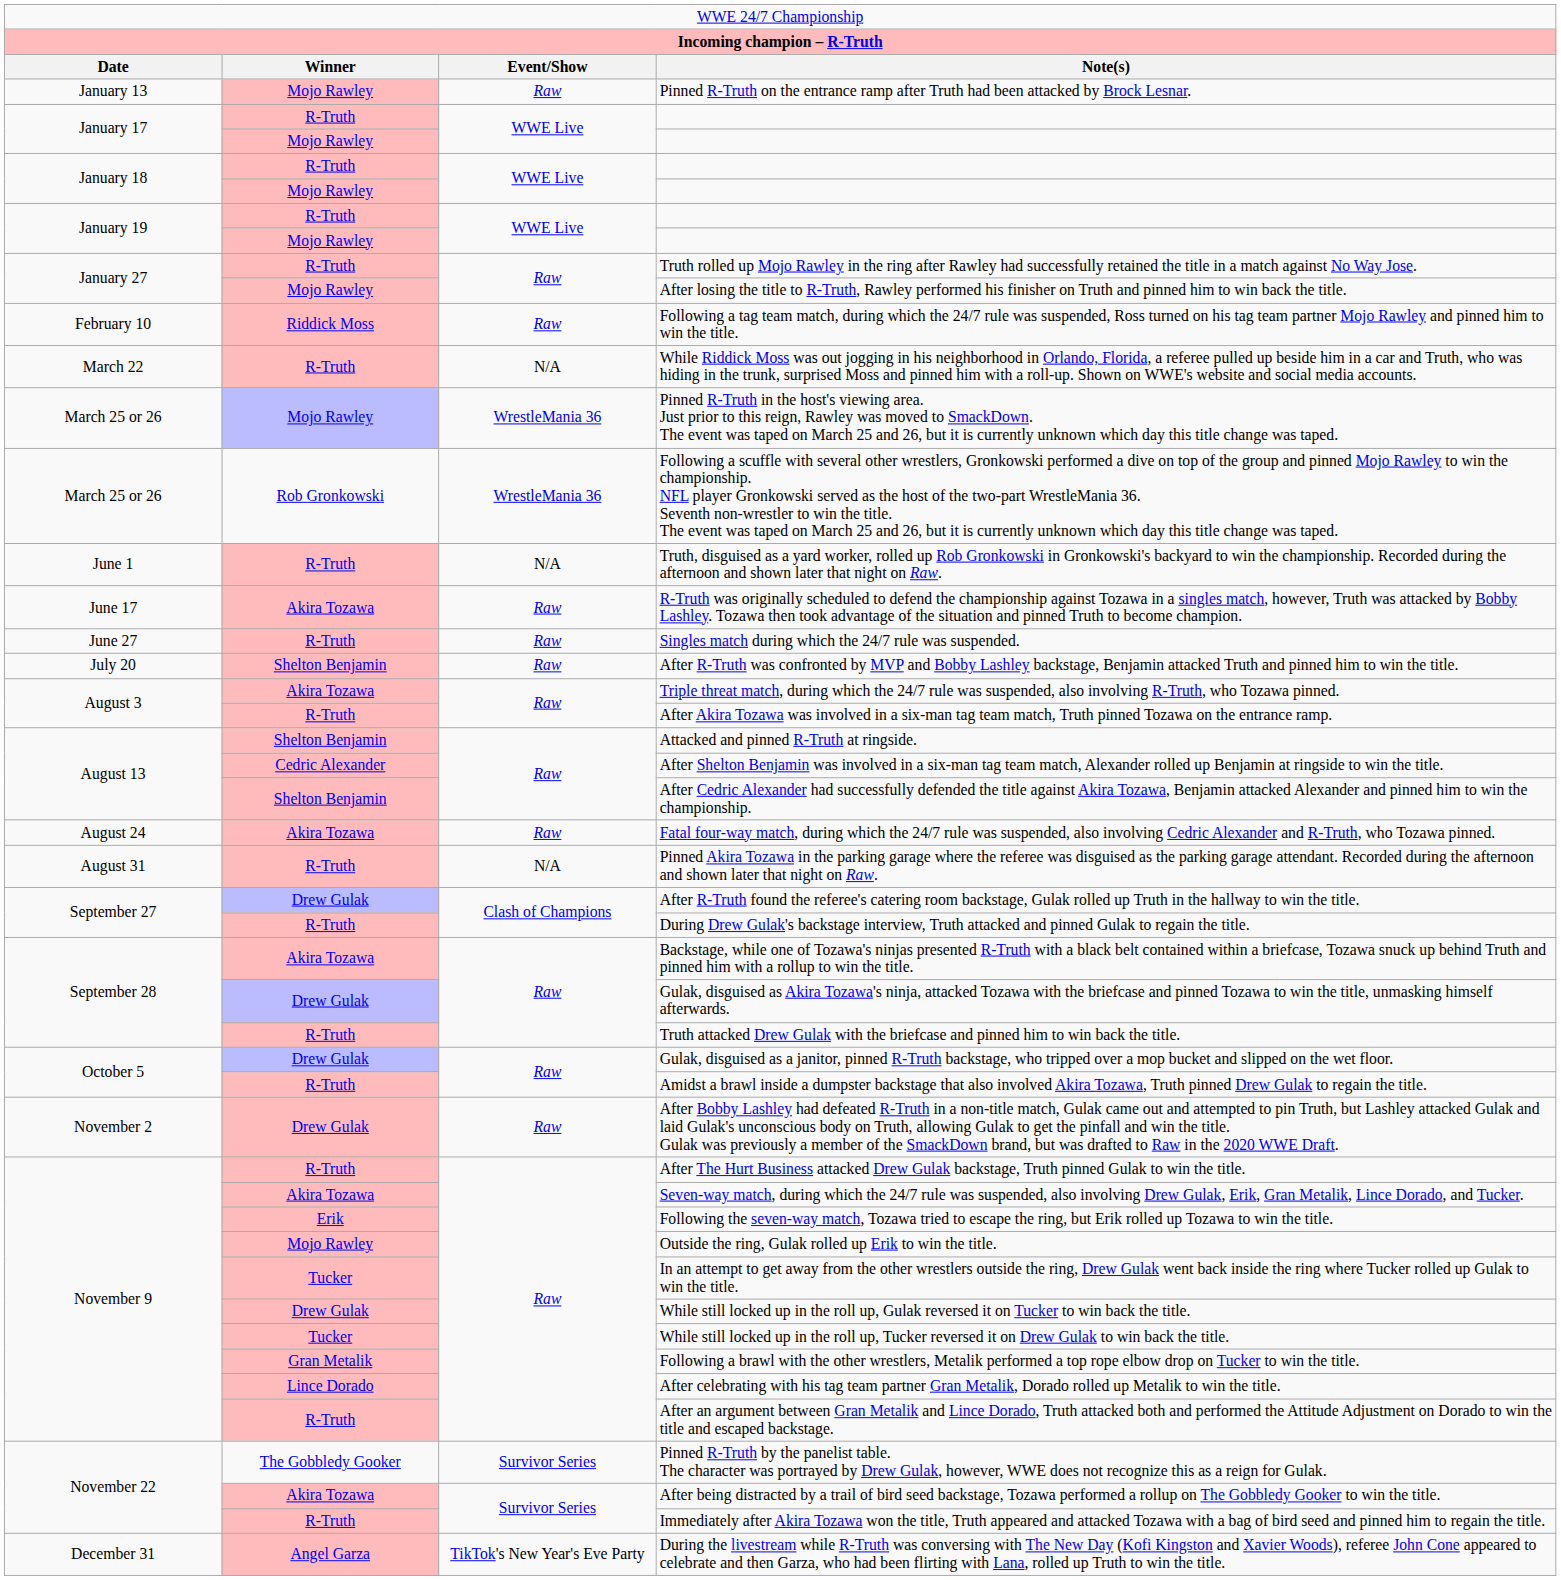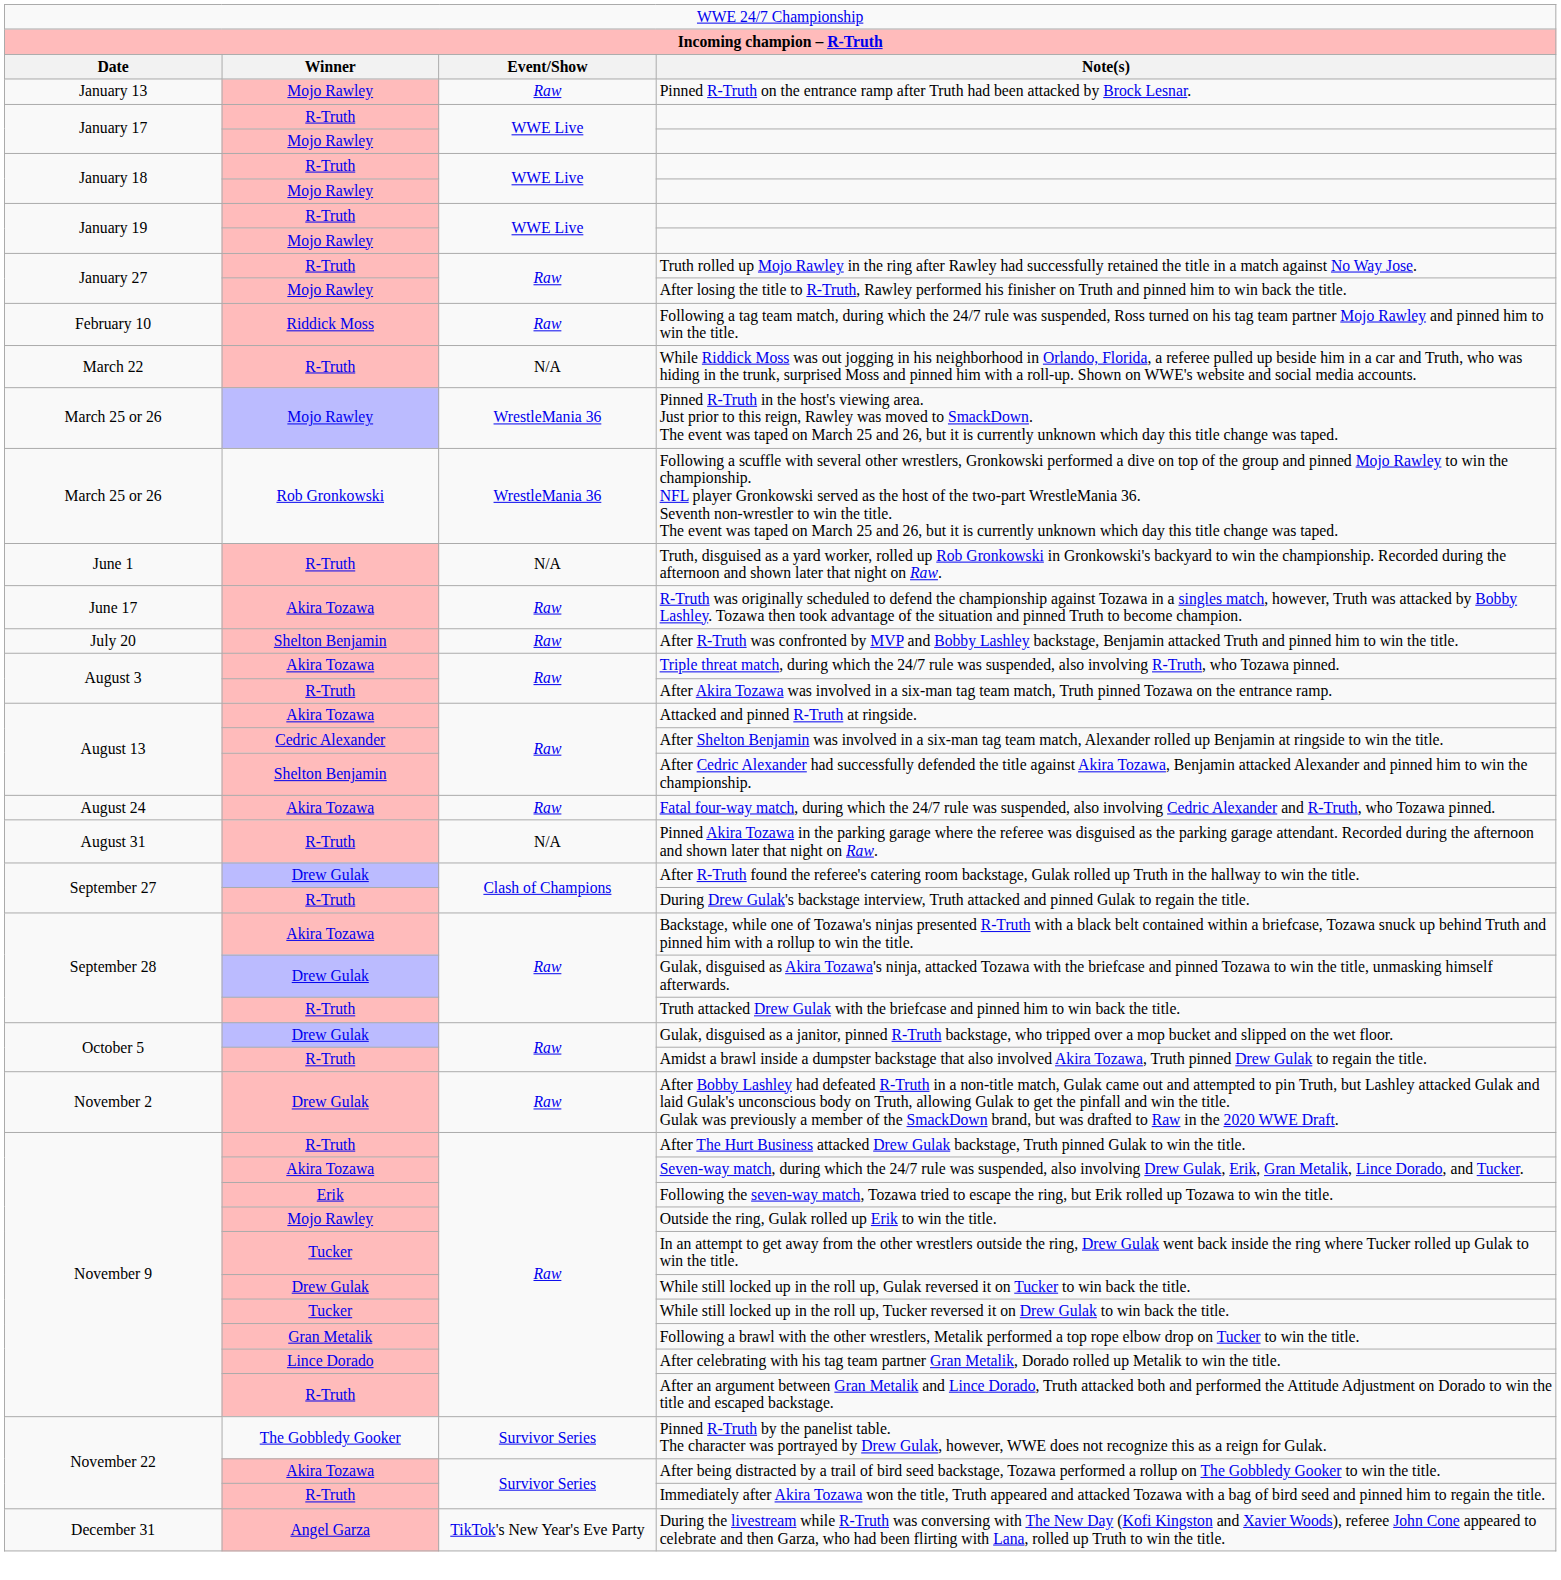- row: (113, 640)
(330, 740) Shelton Benjamin -> (330, 715) Akira Tozawa
